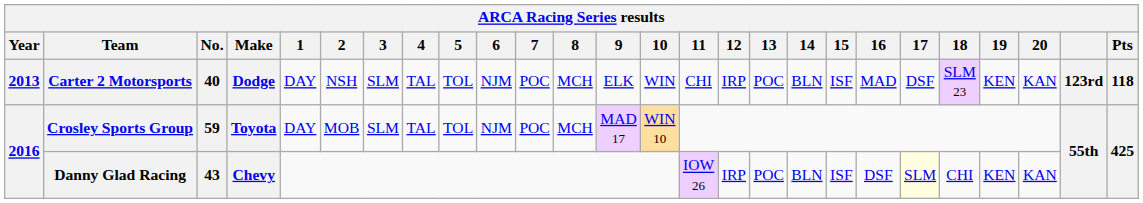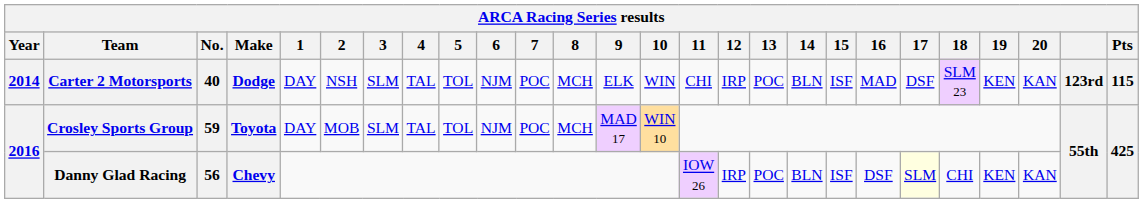(24, 81) 2013 -> (24, 81) 2014
(1122, 81) 118 -> (1122, 81) 115
(212, 174) 43 -> (212, 174) 56
